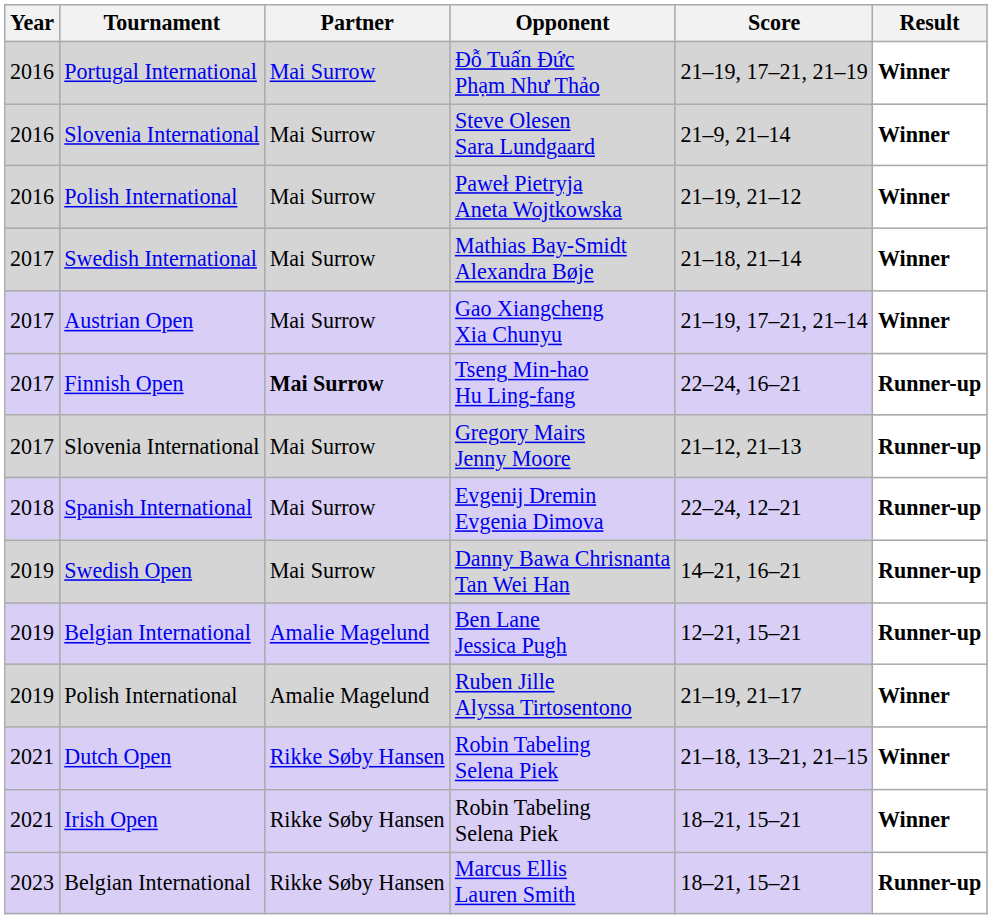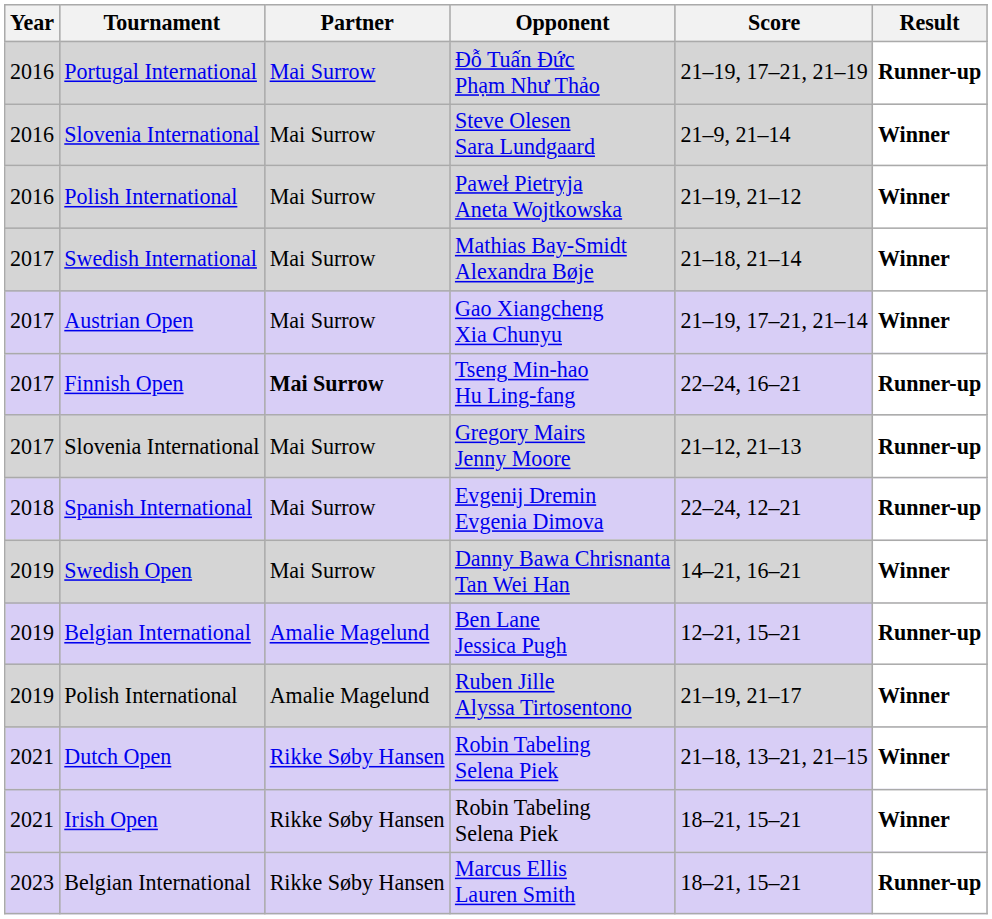(914, 72) Winner -> (930, 72) Runner-up
(930, 571) Runner-up -> (914, 571) Winner
